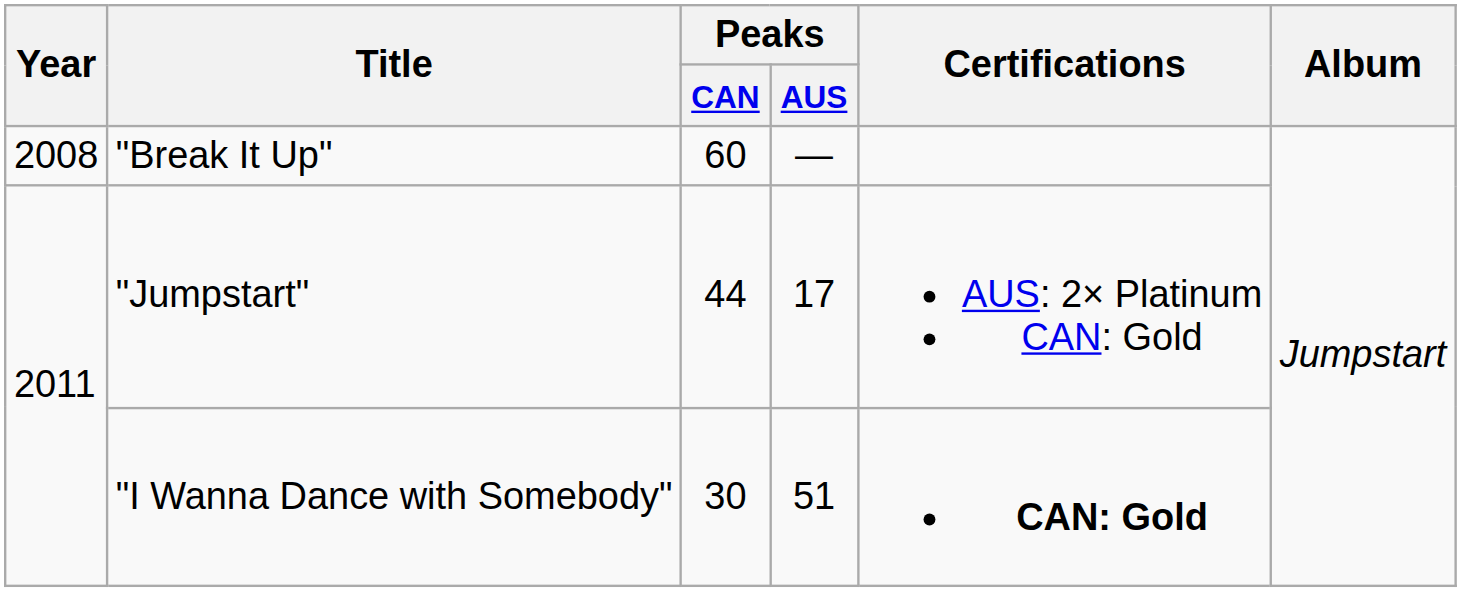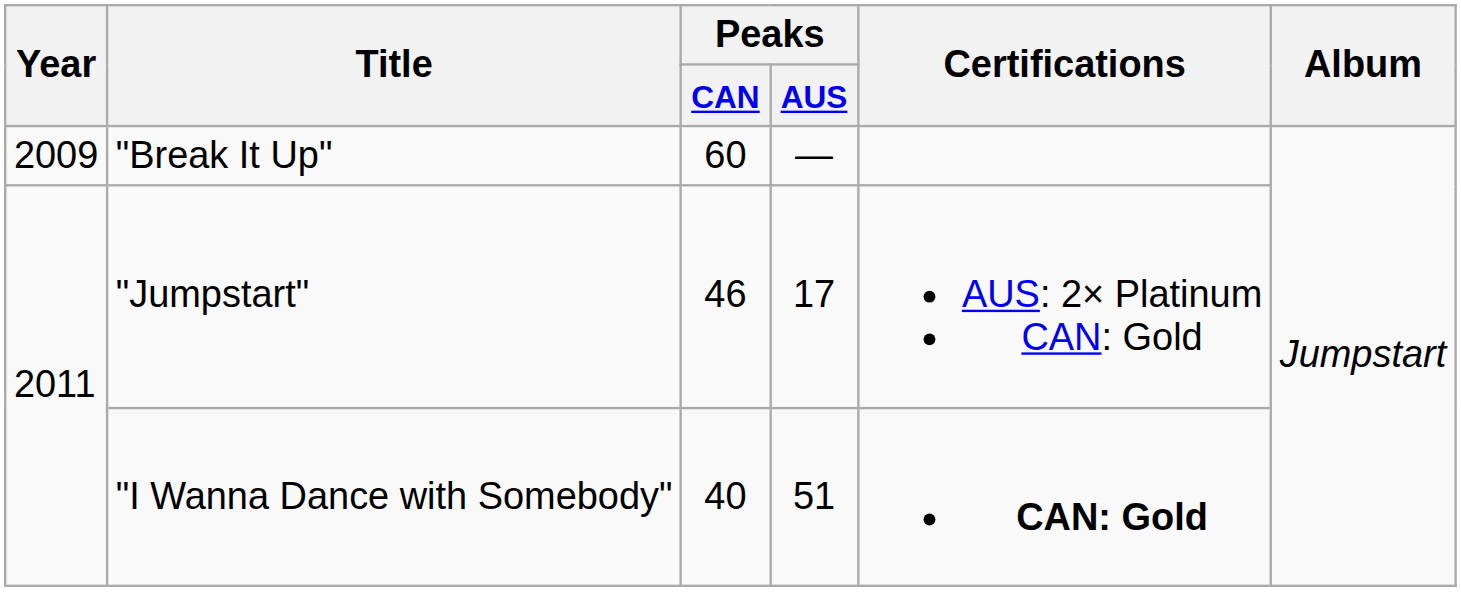(56, 154) 2008 -> (56, 154) 2009
(725, 295) 44 -> (725, 295) 46
(725, 495) 30 -> (725, 495) 40
